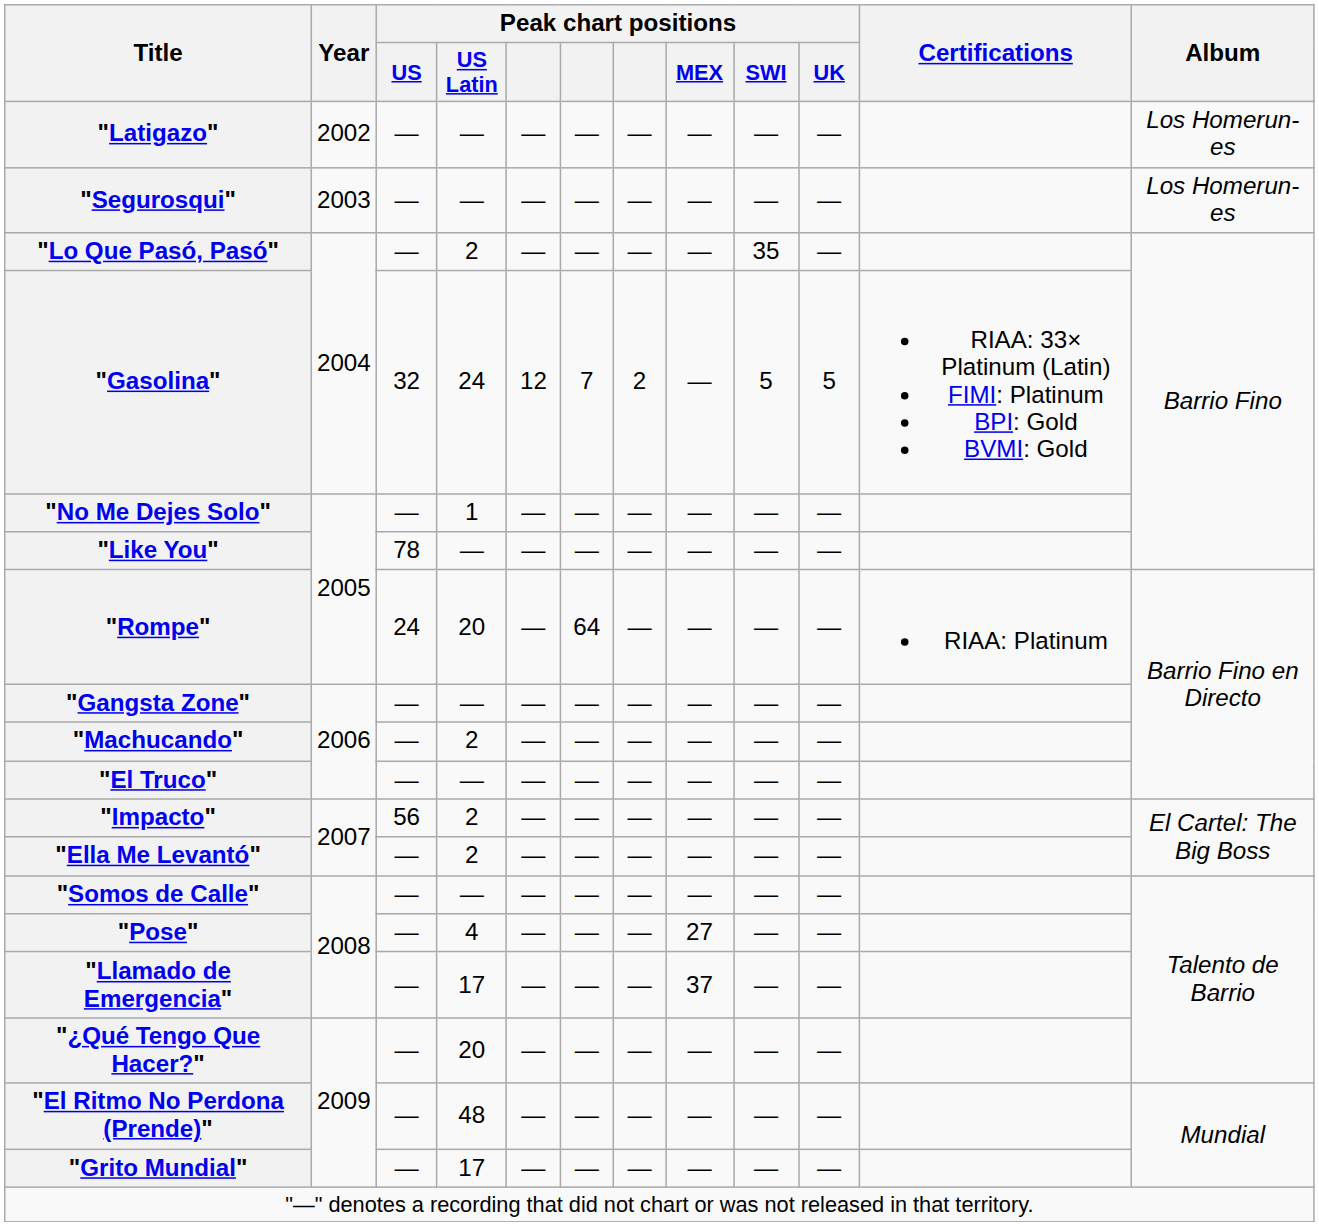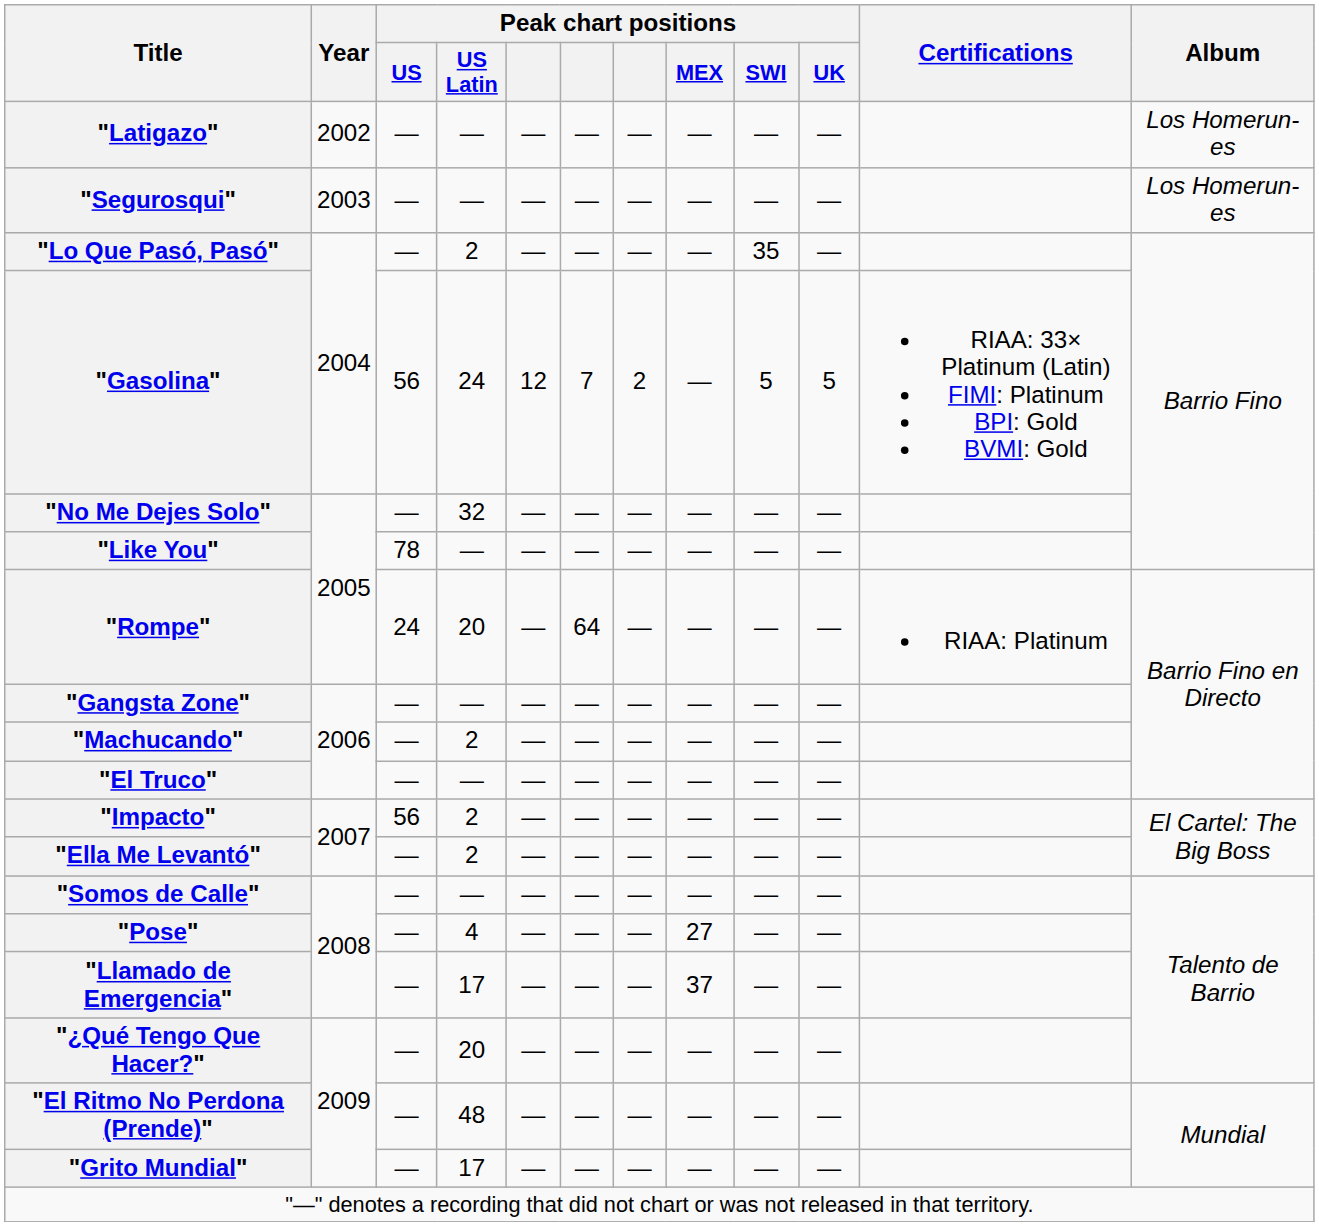(407, 381) 32 -> (407, 381) 56
(472, 512) 1 -> (472, 512) 32
